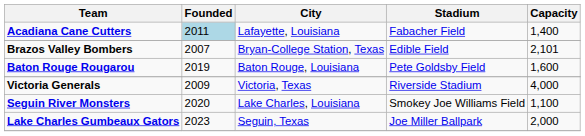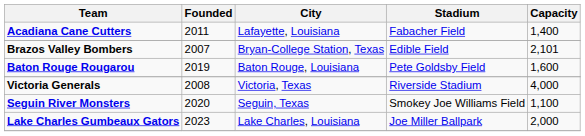(197, 31) lightblue background -> (197, 31) no background
(197, 85) 2009 -> (197, 85) 2008
(299, 103) Lake Charles, Louisiana -> (273, 103) Seguin, Texas
(273, 121) Seguin, Texas -> (299, 121) Lake Charles, Louisiana
